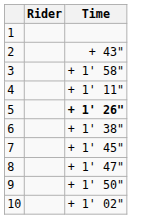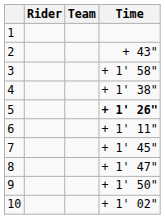+ column: (82, 14)
(96, 90) + 1' 11" -> (130, 90) + 1' 38"
(96, 128) + 1' 38" -> (130, 128) + 1' 11"
